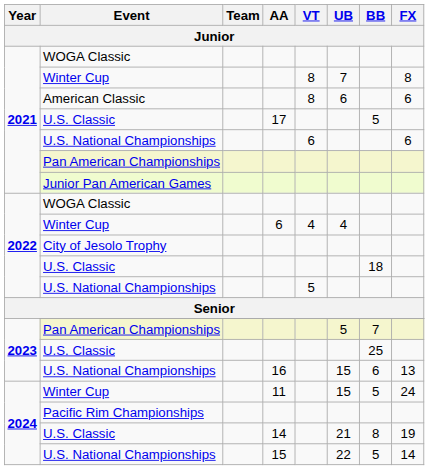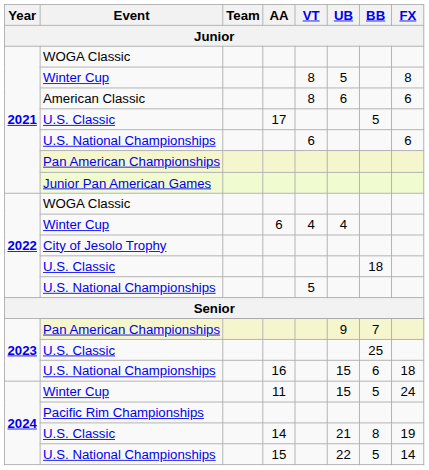(343, 78) 7 -> (343, 78) 5
(343, 329) 5 -> (343, 329) 9
(408, 371) 13 -> (408, 371) 18
